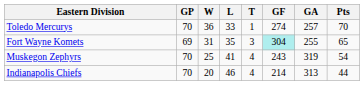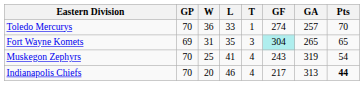(311, 42) 255 -> (311, 42) 265
(279, 73) 214 -> (279, 73) 217
(343, 73) normal -> (343, 73) bold
